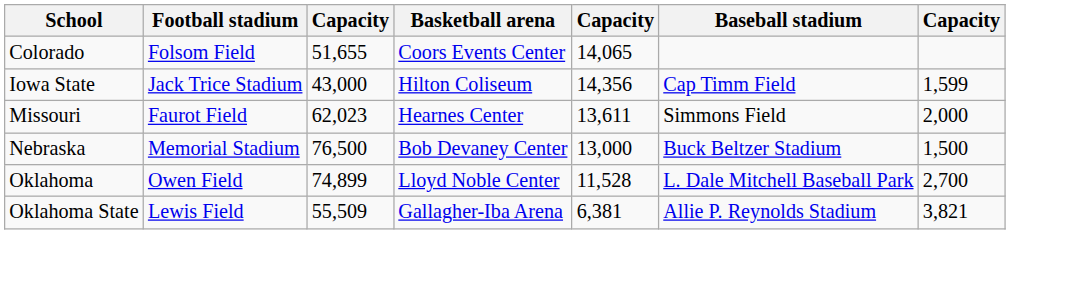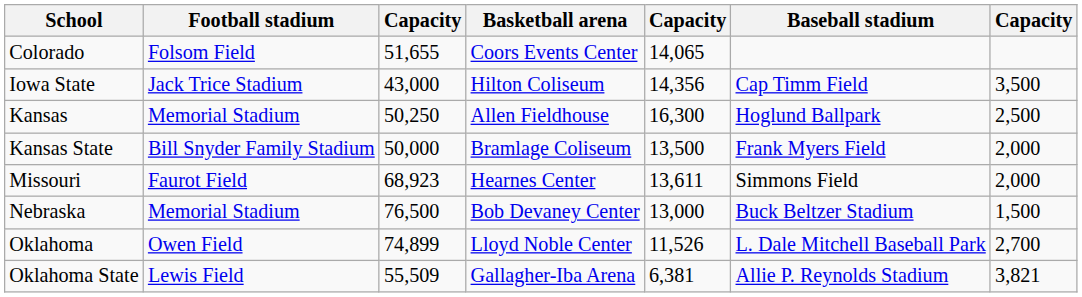(945, 84) 1,599 -> (1018, 84) 3,500
+ row: (38, 116)
+ row: (61, 148)
(339, 116) 62,023 -> (412, 180) 68,923
(604, 180) 11,528 -> (676, 244) 11,526
